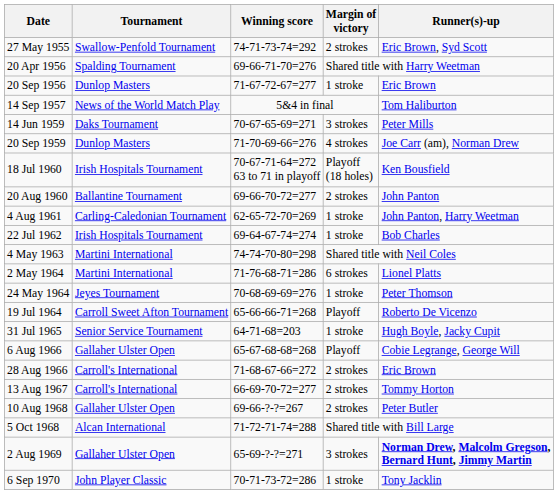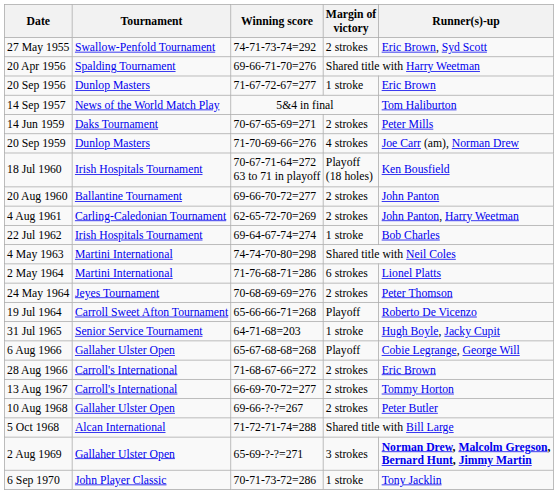(347, 124) 3 strokes -> (347, 124) 2 strokes
(345, 215) 1 stroke -> (347, 215) 2 strokes
(345, 292) 1 stroke -> (347, 292) 2 strokes
